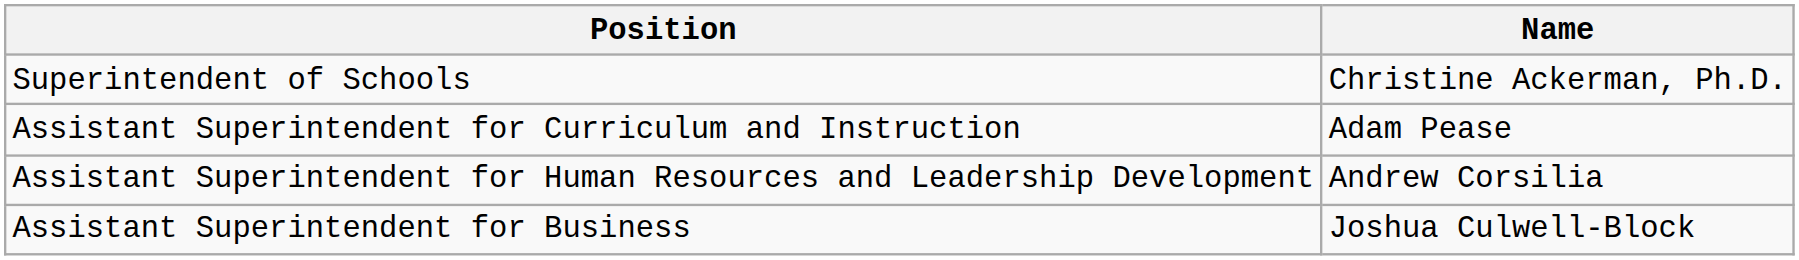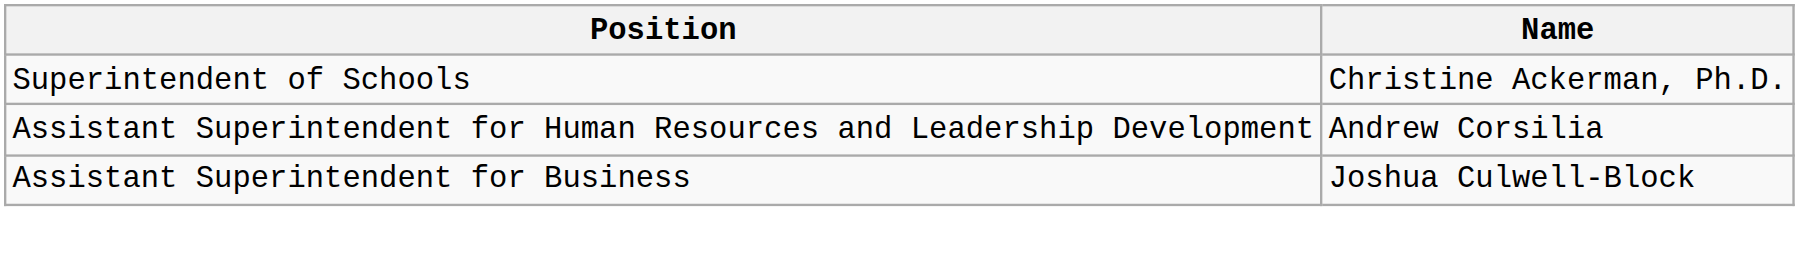- row: (517, 130)
